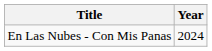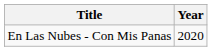(191, 35) 2024 -> (191, 35) 2020
